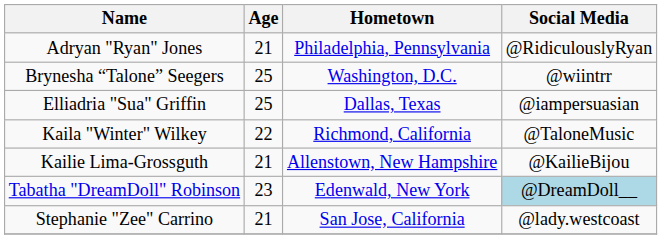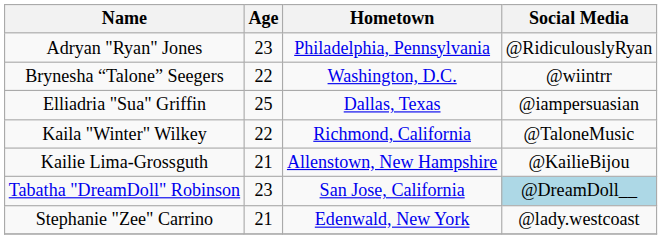(264, 47) 21 -> (264, 47) 23
(264, 76) 25 -> (264, 76) 22
(392, 190) Edenwald, New York -> (392, 190) San Jose, California
(392, 219) San Jose, California -> (392, 219) Edenwald, New York
